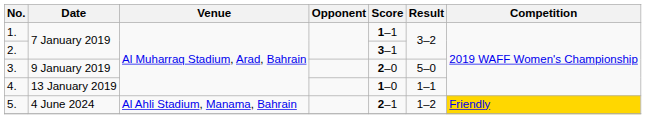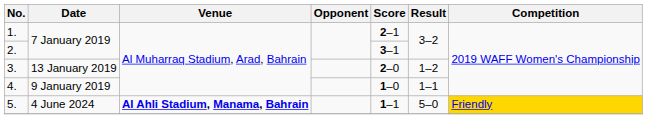(387, 31) 1–1 -> (390, 31) 2–1
(71, 68) 9 January 2019 -> (74, 68) 13 January 2019
(426, 68) 5–0 -> (428, 68) 1–2
(74, 86) 13 January 2019 -> (71, 86) 9 January 2019
(209, 104) normal -> (215, 104) bold
(387, 104) 2–1 -> (390, 104) 1–1
(426, 104) 1–2 -> (428, 104) 5–0
